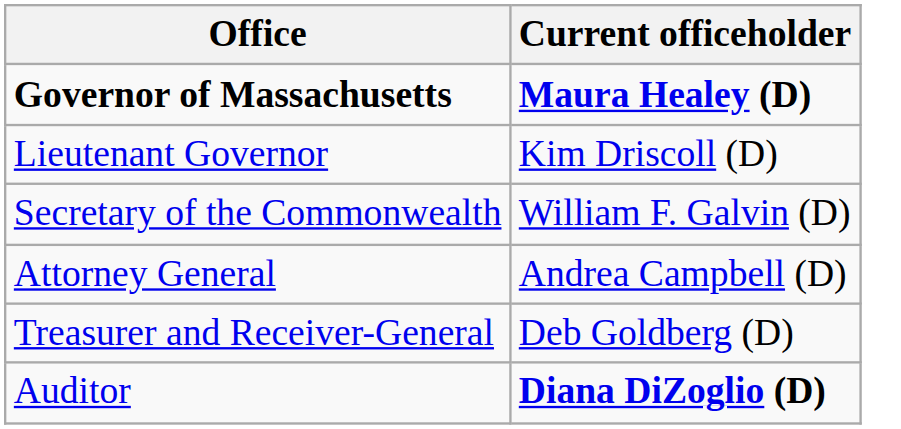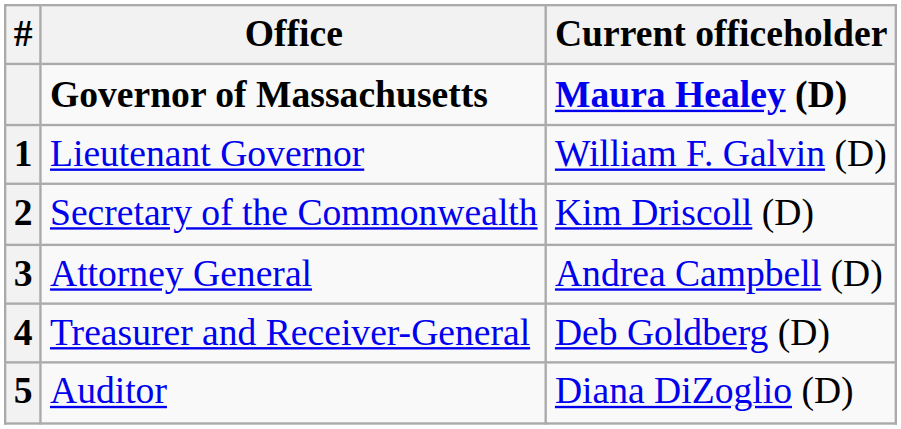+ column: (23, 34)
(648, 153) Kim Driscoll (D) -> (721, 153) William F. Galvin (D)
(685, 213) William F. Galvin (D) -> (684, 213) Kim Driscoll (D)
(672, 392) bold -> (704, 392) normal
